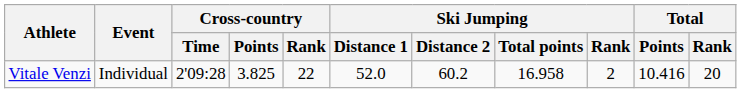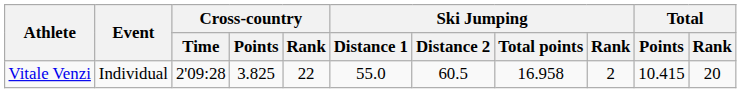(371, 74) 52.0 -> (371, 74) 55.0
(453, 74) 60.2 -> (453, 74) 60.5
(661, 74) 10.416 -> (661, 74) 10.415
